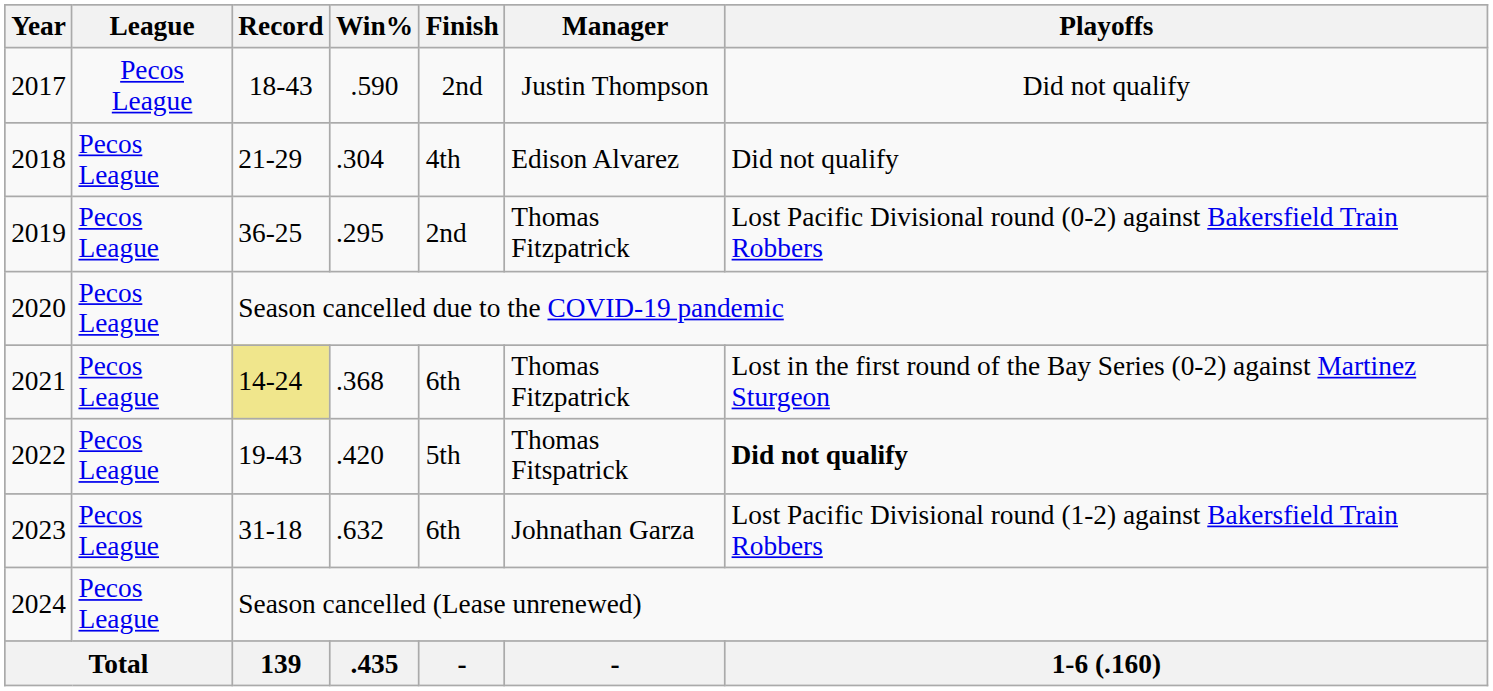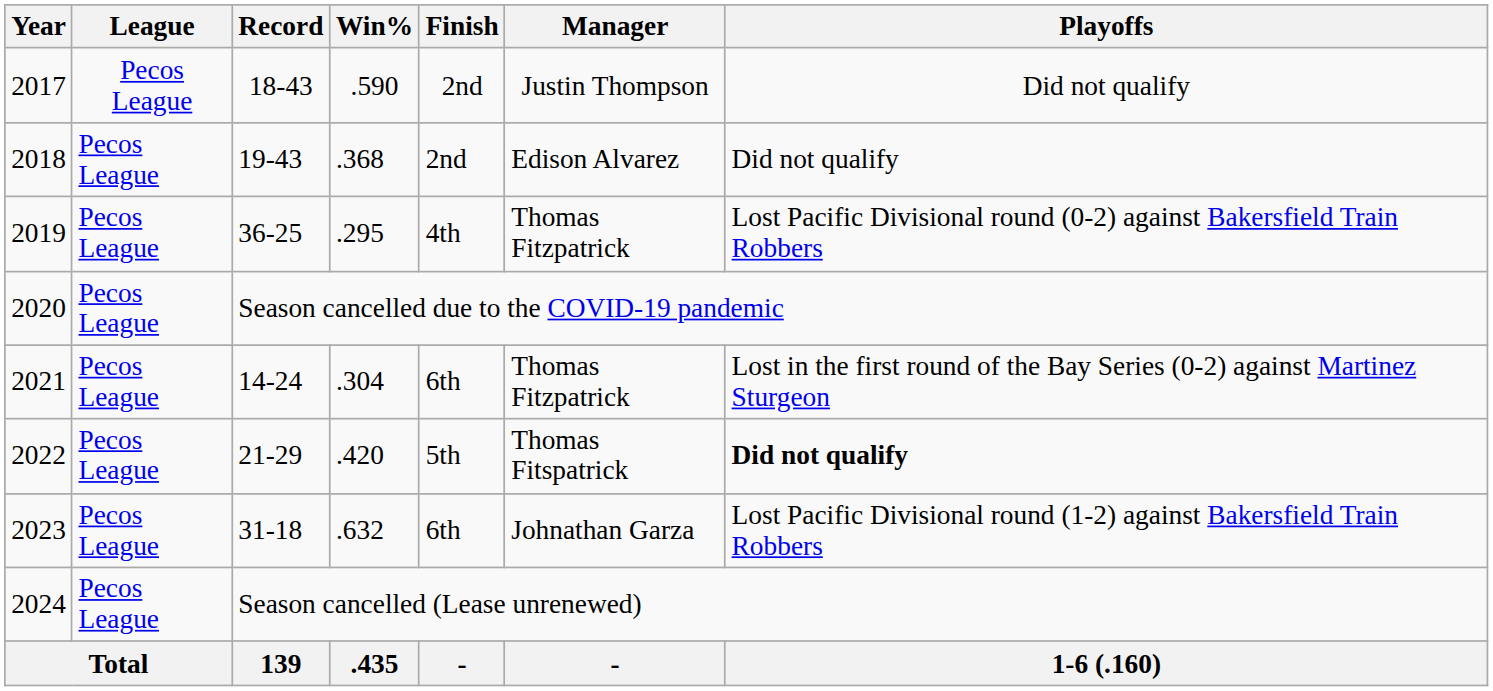(270, 159) 21-29 -> (270, 159) 19-43
(360, 159) .304 -> (360, 159) .368
(443, 159) 4th -> (446, 159) 2nd
(446, 233) 2nd -> (443, 233) 4th
(270, 381) khaki background -> (270, 381) no background
(360, 381) .368 -> (360, 381) .304
(270, 455) 19-43 -> (270, 455) 21-29
